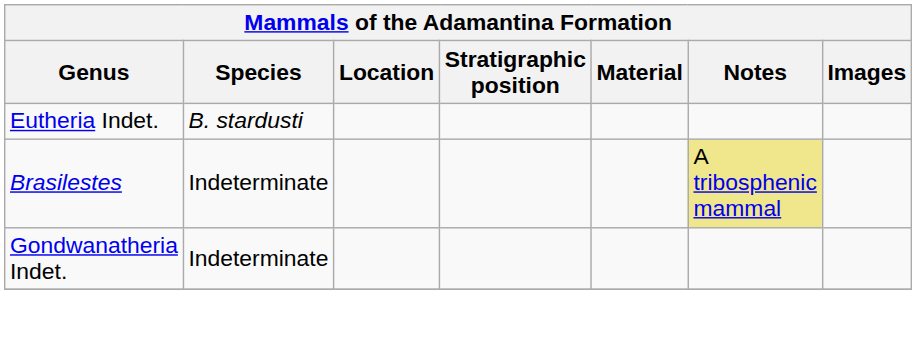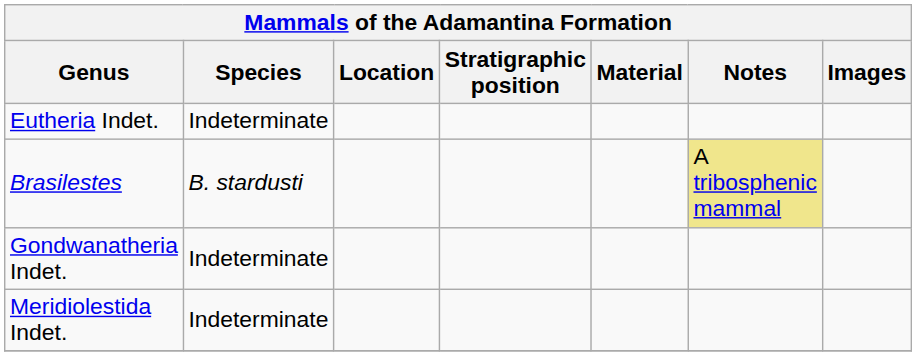(246, 120) B. stardusti -> (258, 120) Indeterminate
(258, 182) Indeterminate -> (246, 182) B. stardusti
+ row: (81, 319)
